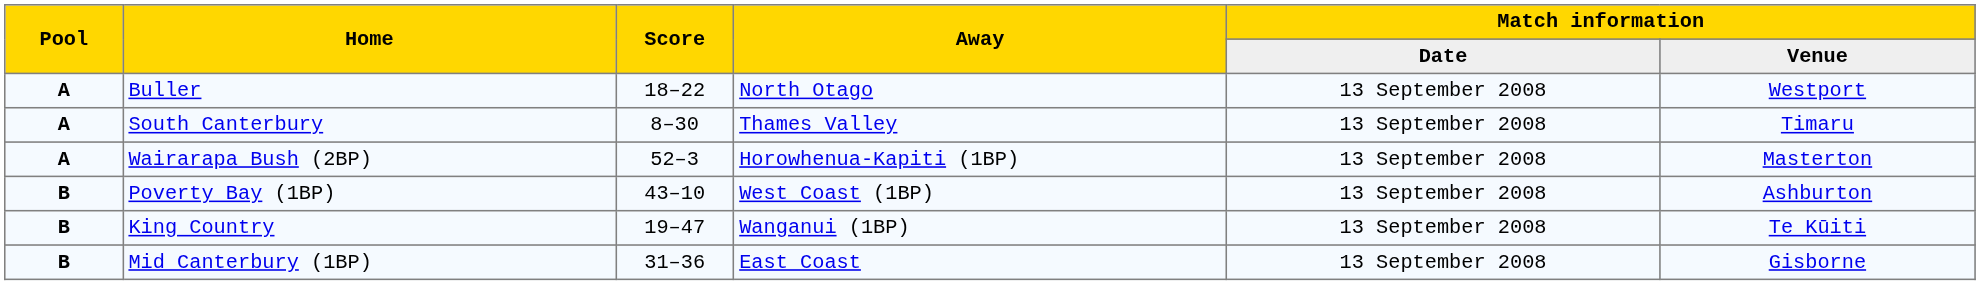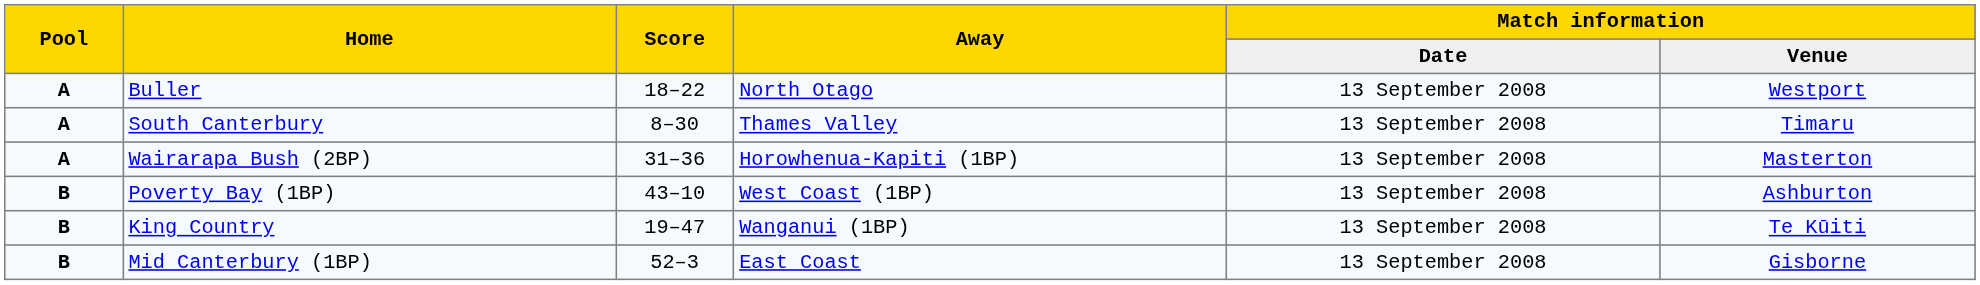(675, 159) 52–3 -> (675, 159) 31–36
(675, 262) 31–36 -> (675, 262) 52–3
